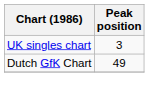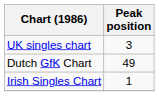+ row: (54, 81)
